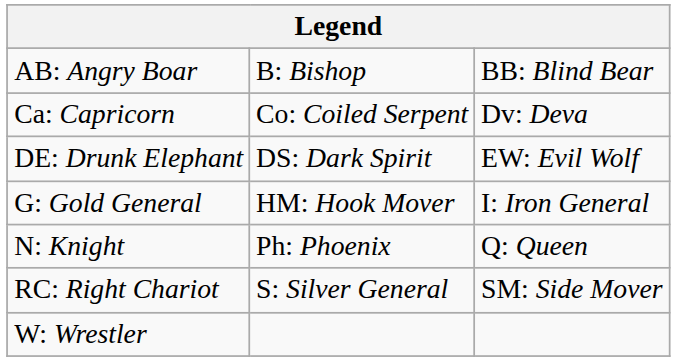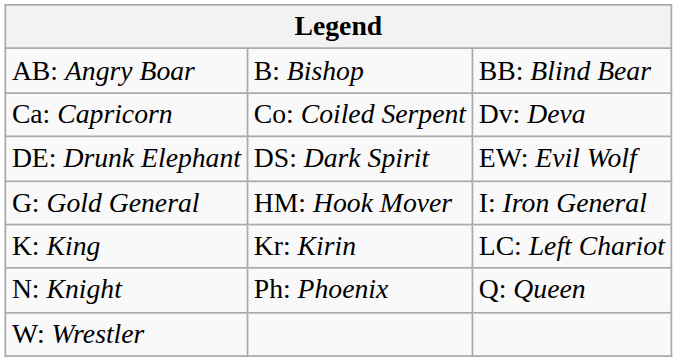+ row: (56, 245)
- row: (116, 289)
